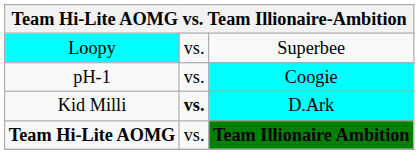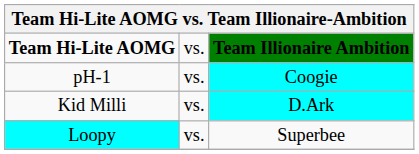rows swapped: (92, 134) <-> (92, 47)
(194, 105) bold -> (194, 105) normal
